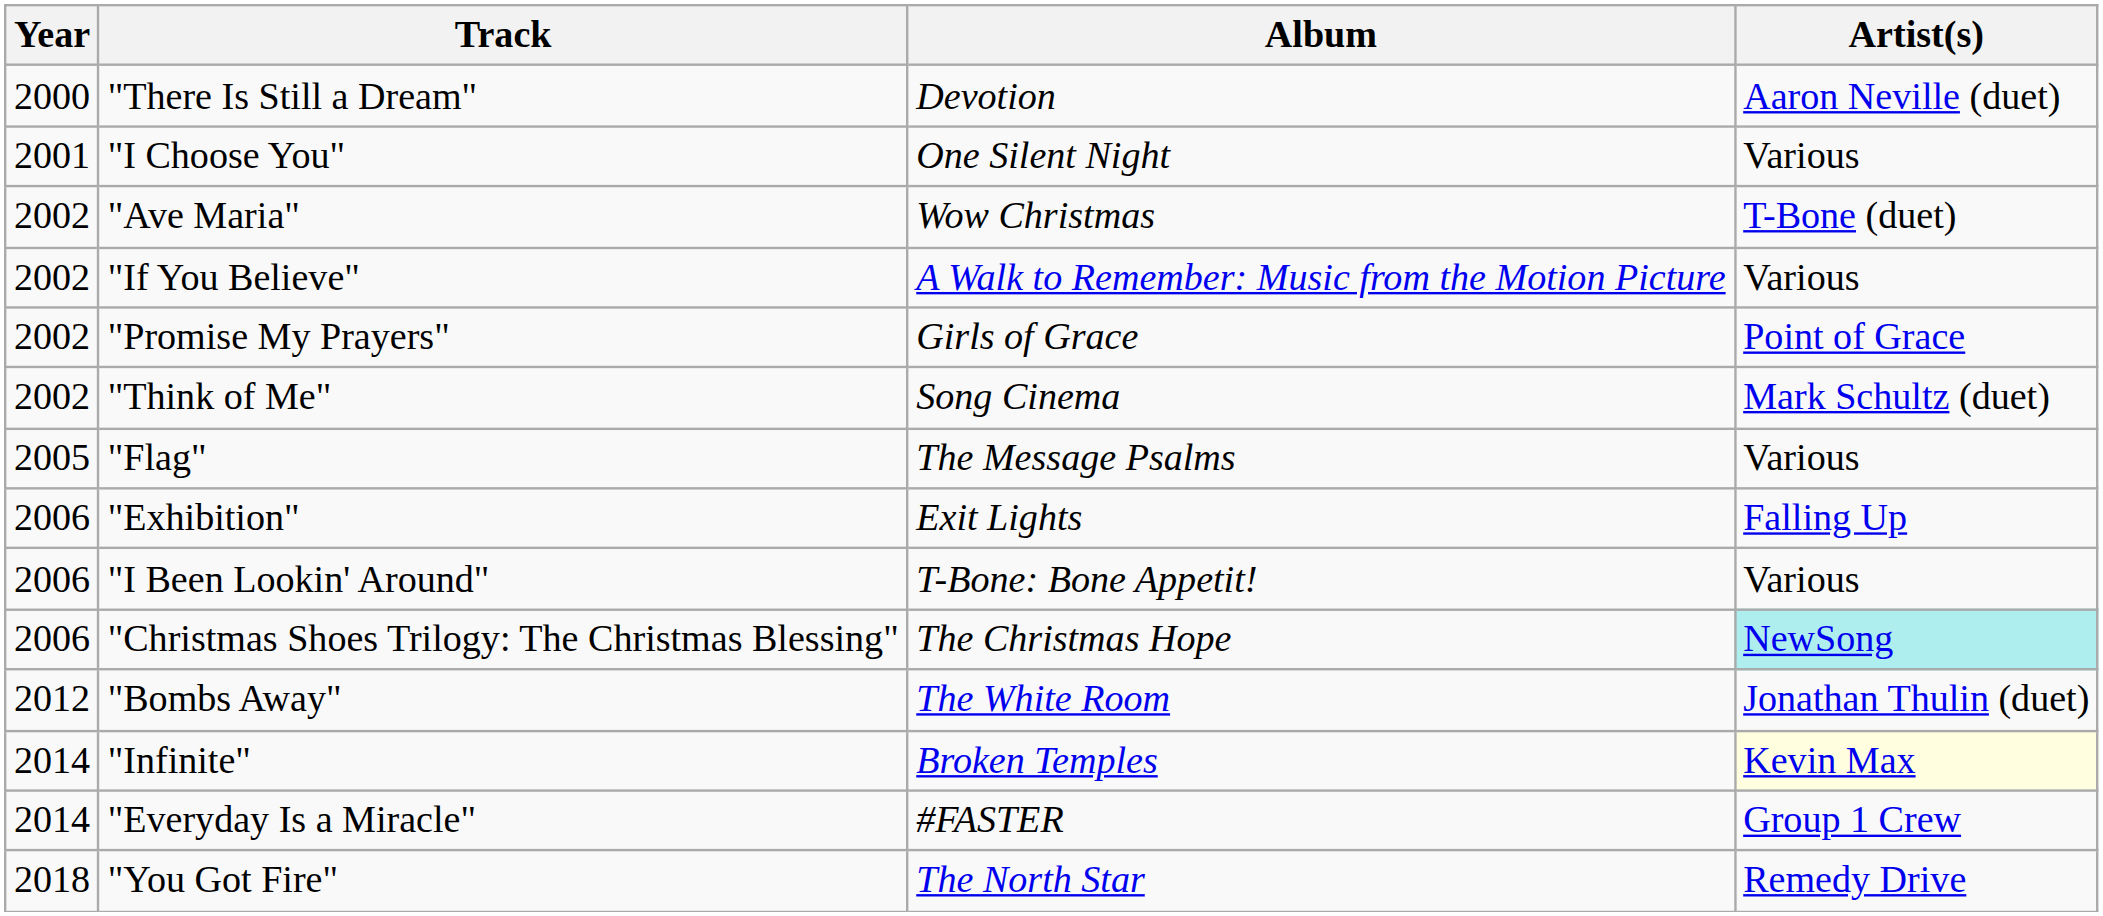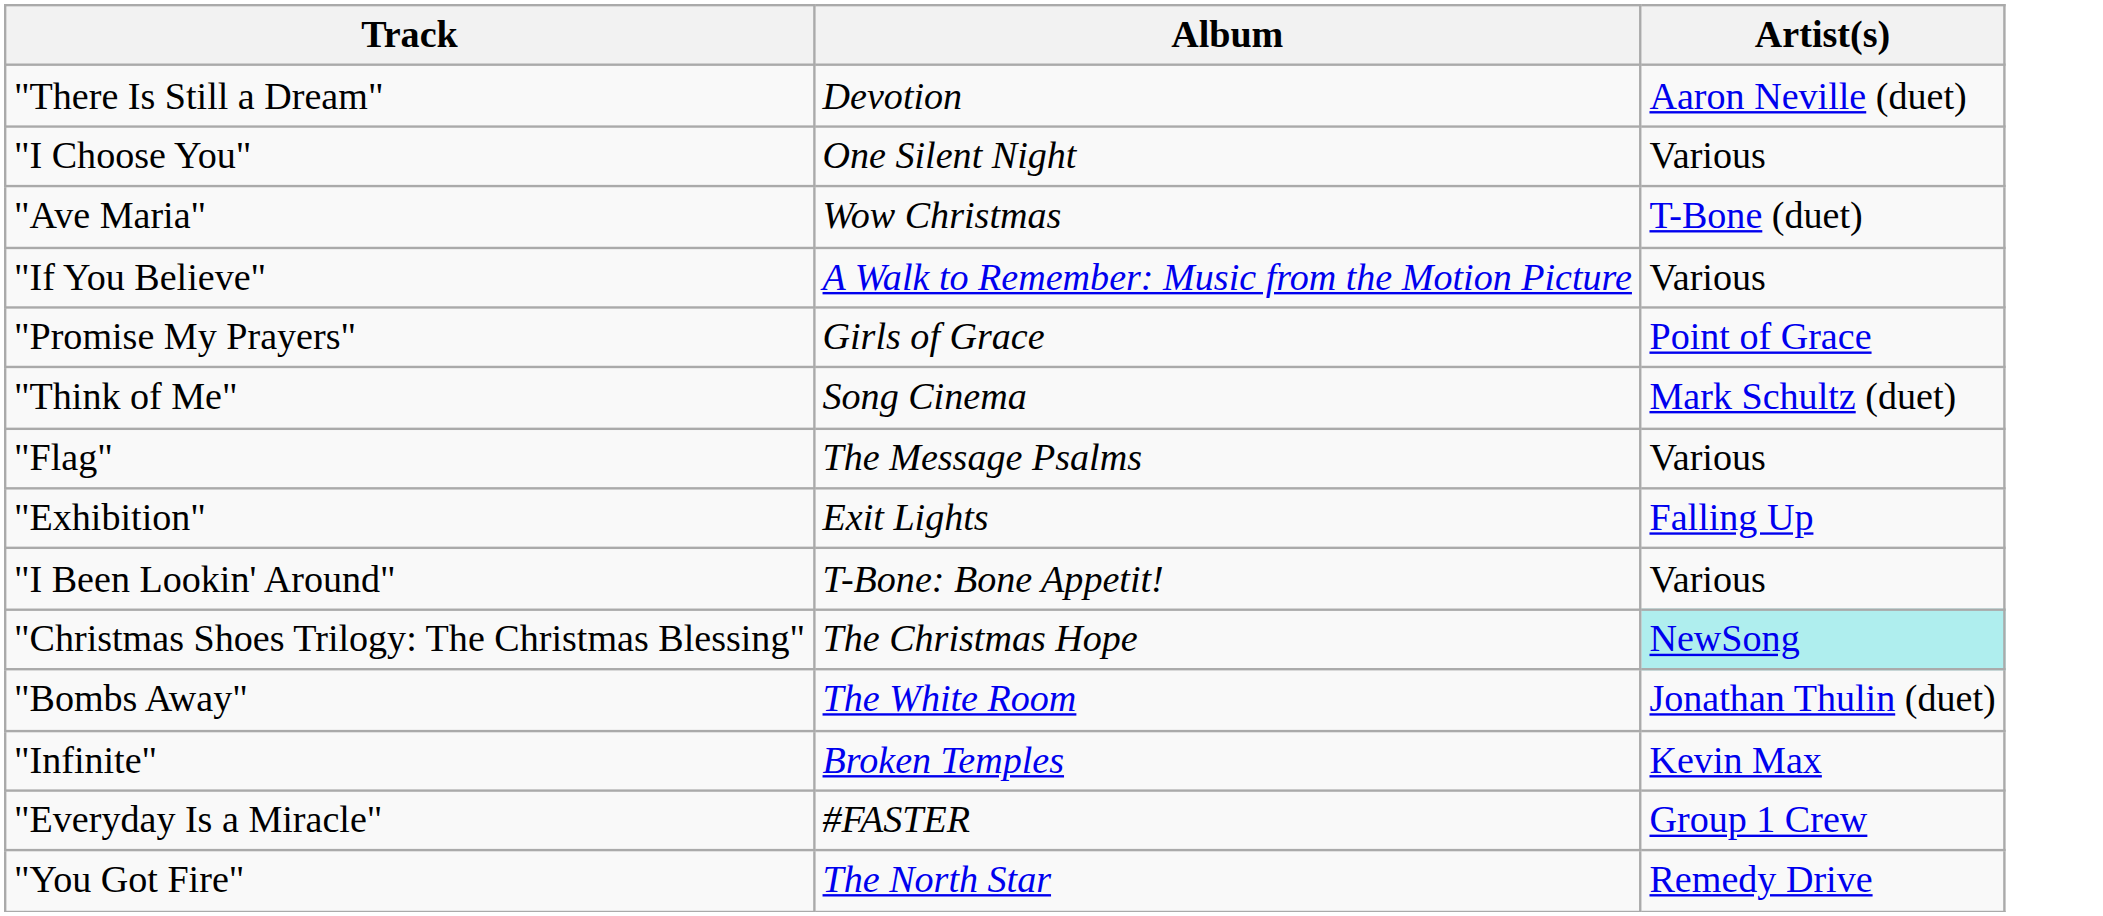- column: (52, 34)
(1829, 759) lightyellow background -> (1736, 759) no background
